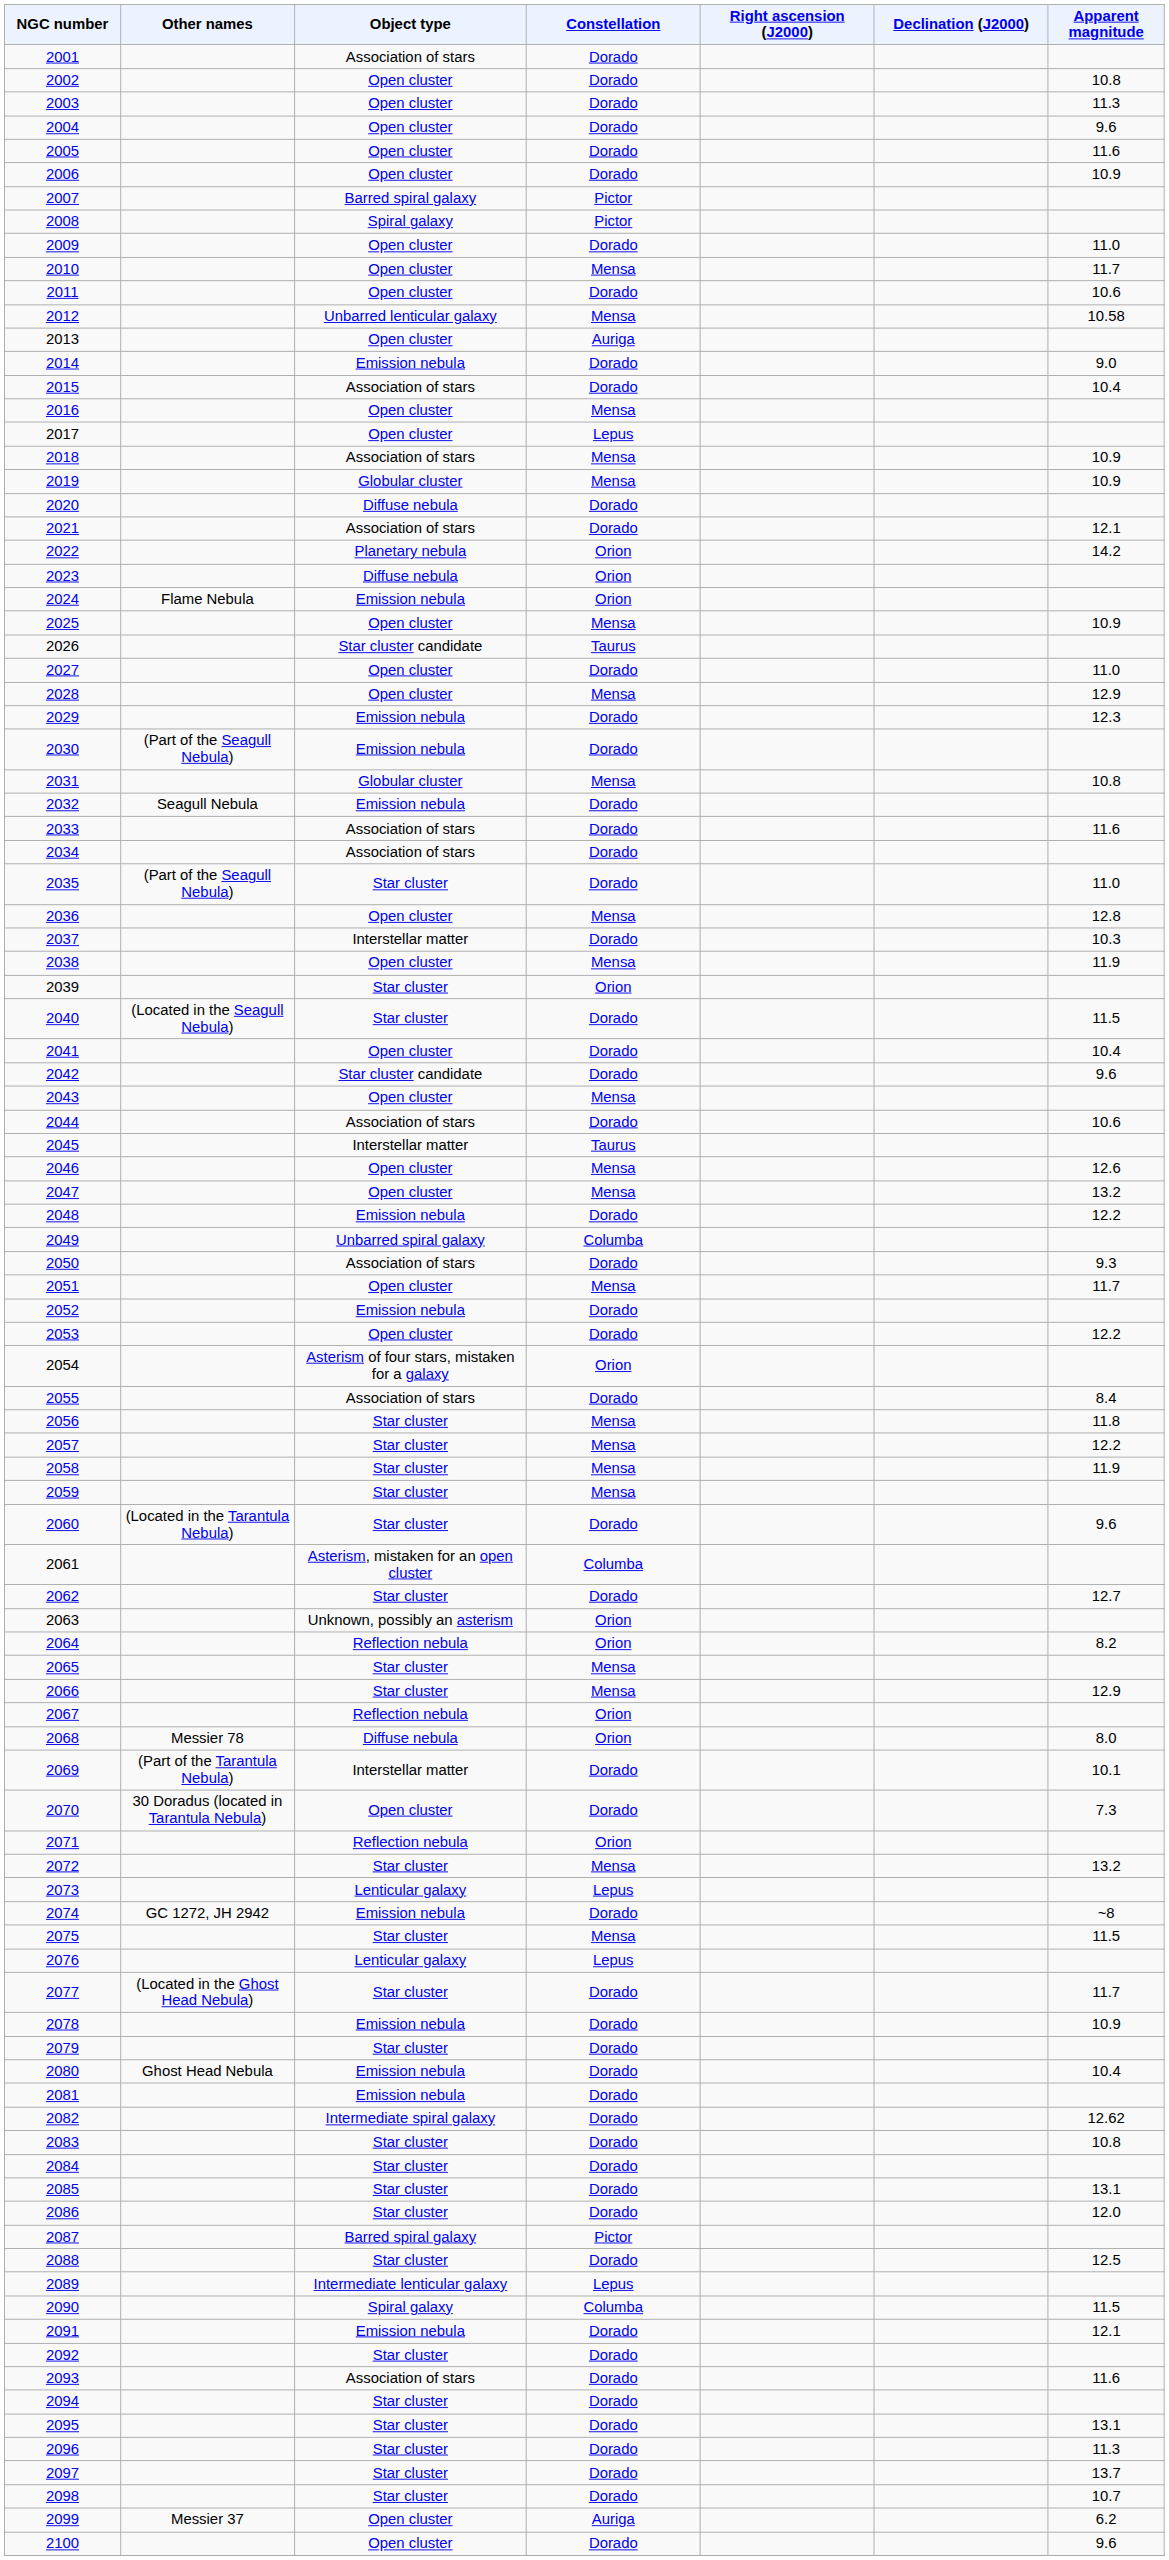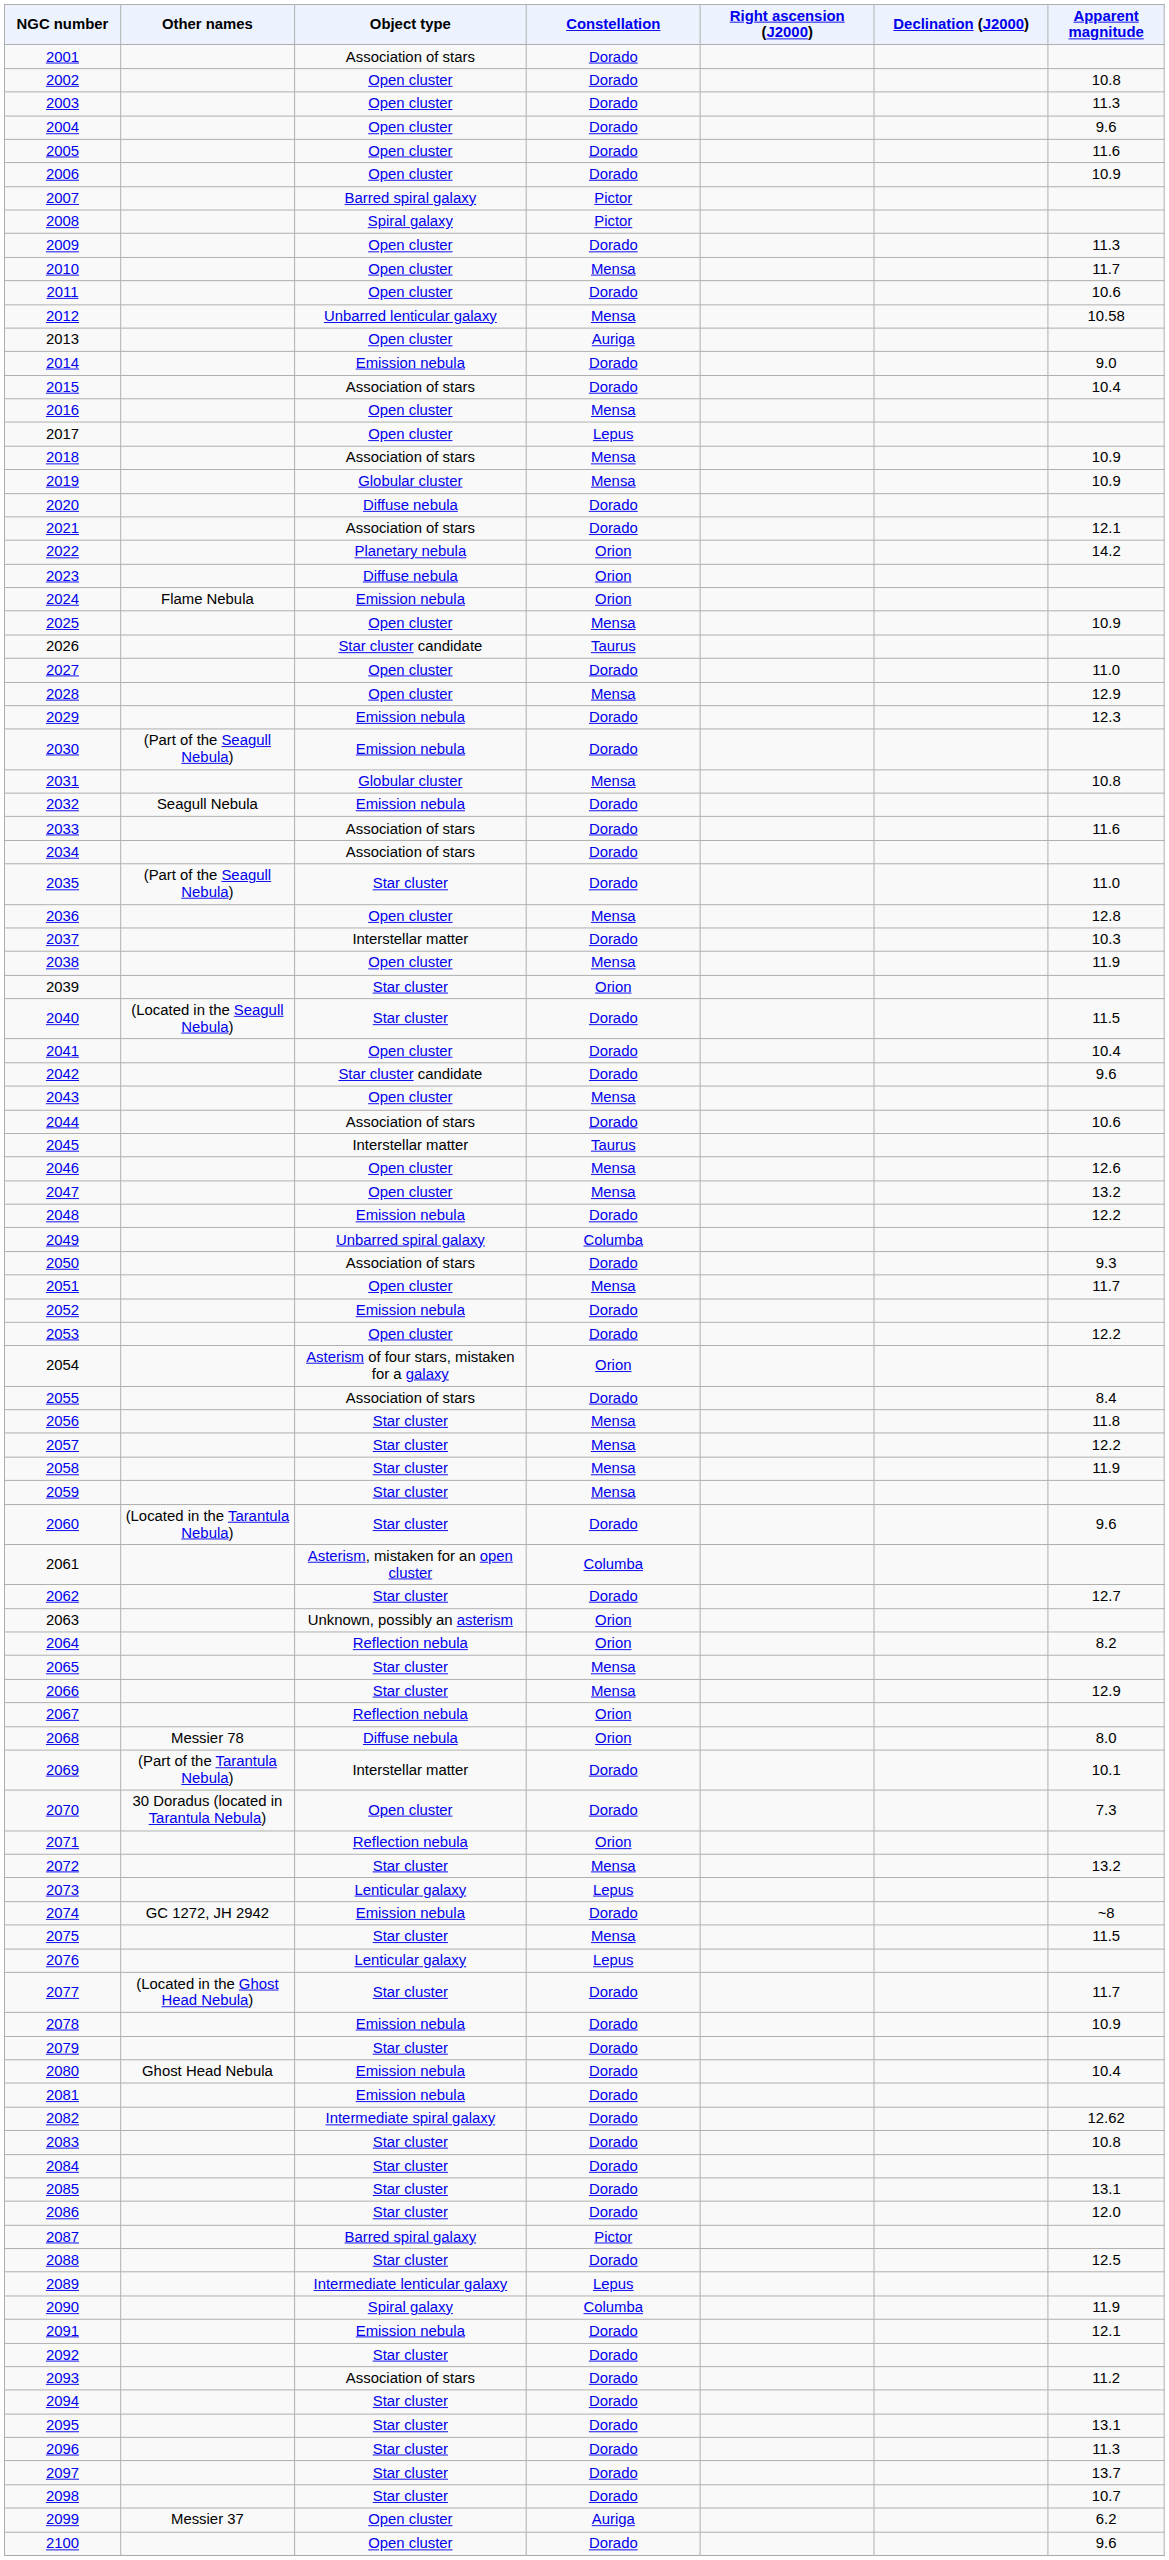(1106, 245) 11.0 -> (1106, 245) 11.3
(1106, 2307) 11.5 -> (1106, 2307) 11.9
(1106, 2378) 11.6 -> (1106, 2378) 11.2
